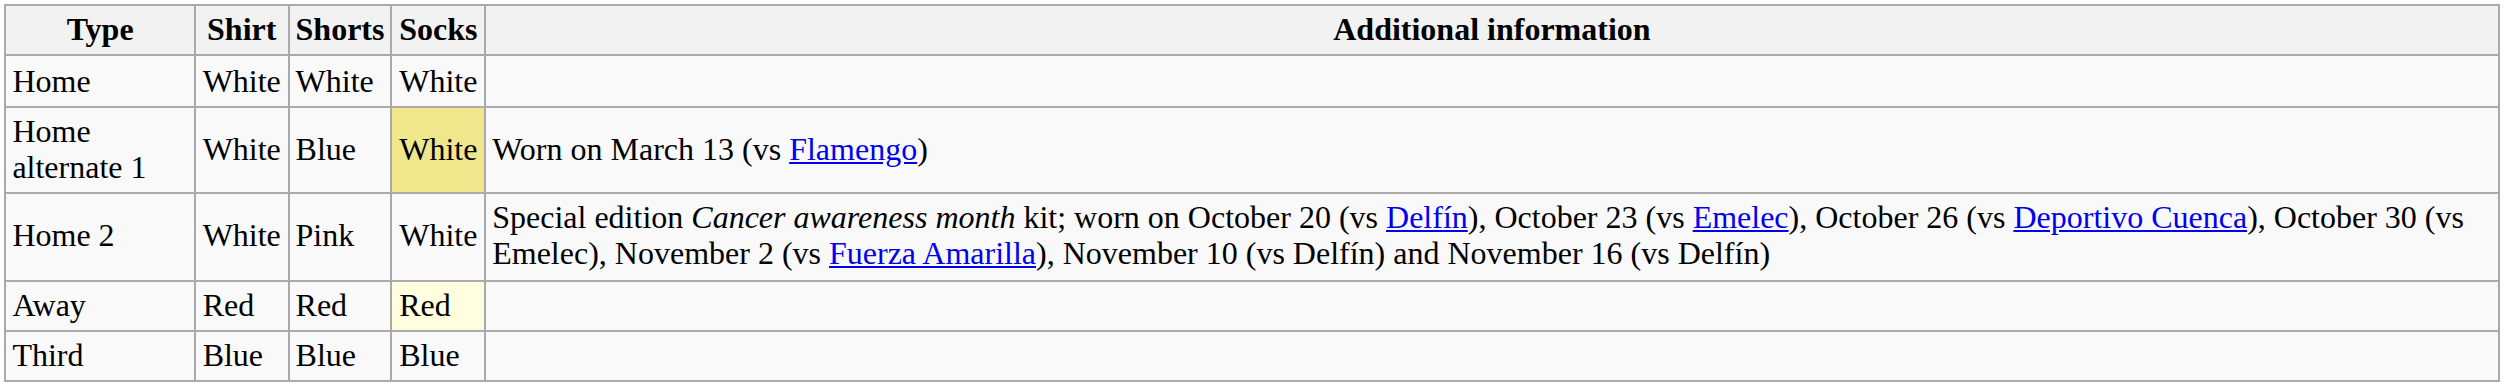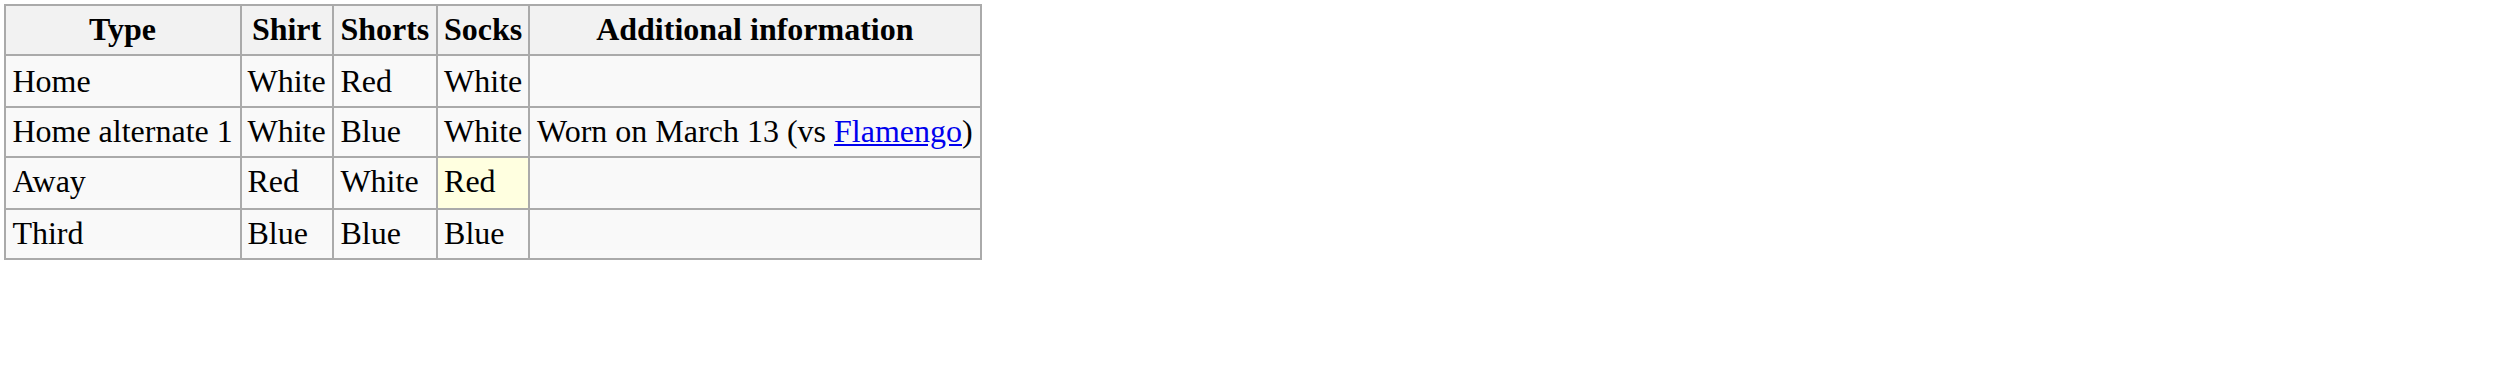(335, 80) White -> (366, 80) Red
(438, 149) khaki background -> (483, 131) no background
- row: (63, 236)
(321, 304) Red -> (380, 182) White
